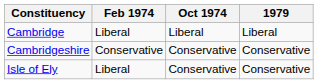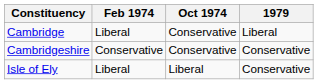(186, 32) Liberal -> (203, 32) Conservative
(203, 69) Conservative -> (186, 69) Liberal
